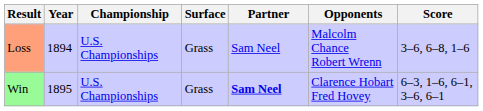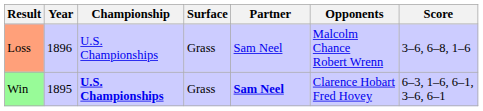(59, 48) 1894 -> (59, 48) 1896
(119, 89) normal -> (122, 89) bold
